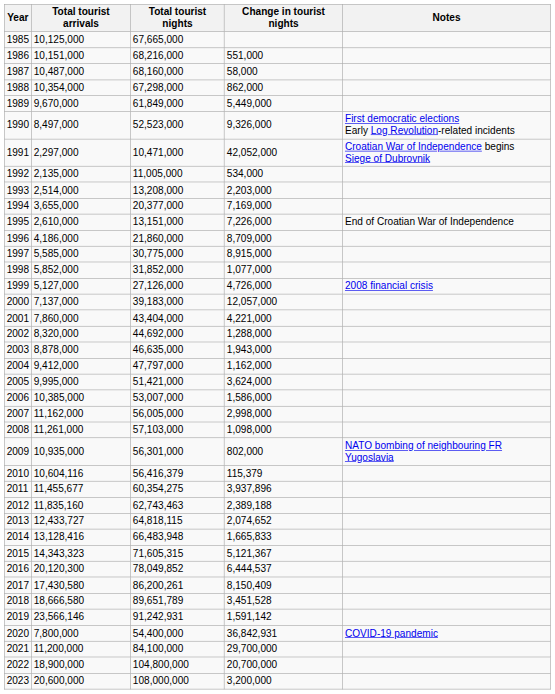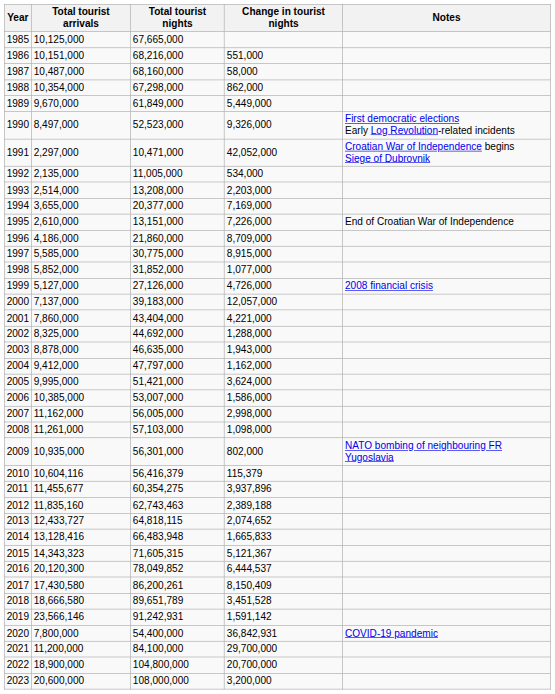(56, 334) 8,320,000 -> (56, 334) 8,325,000
